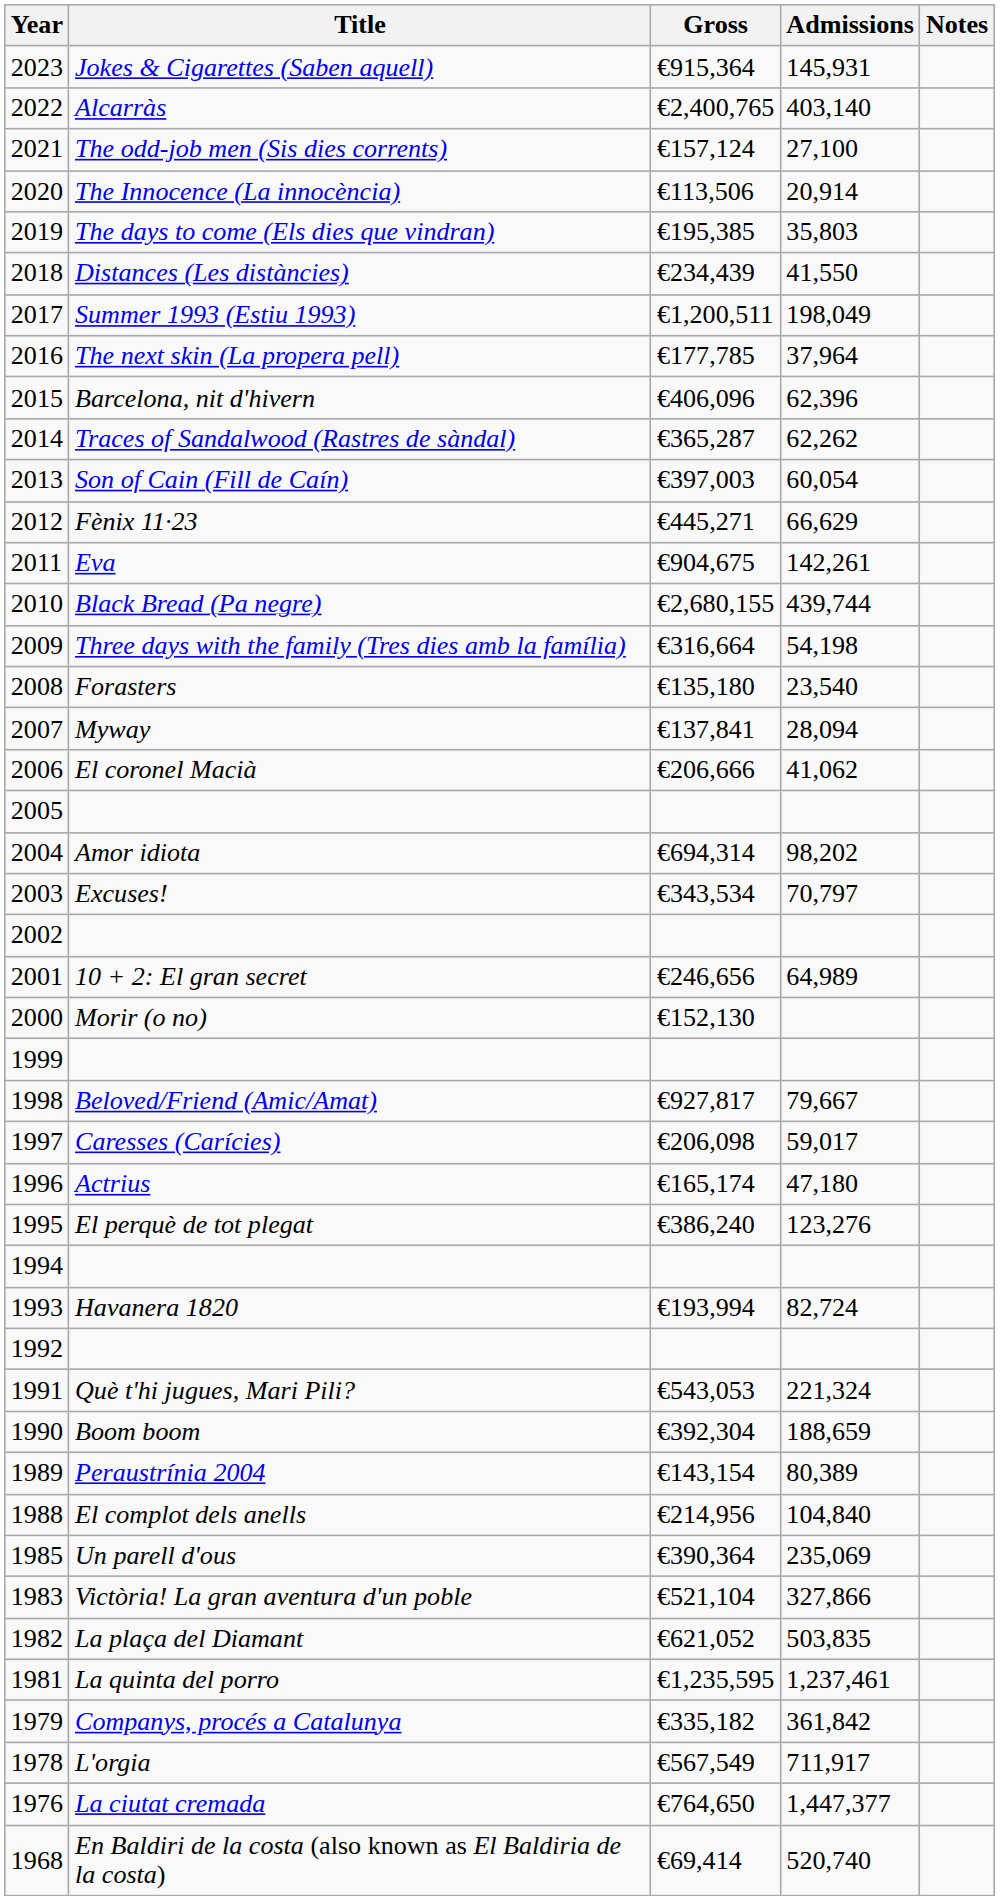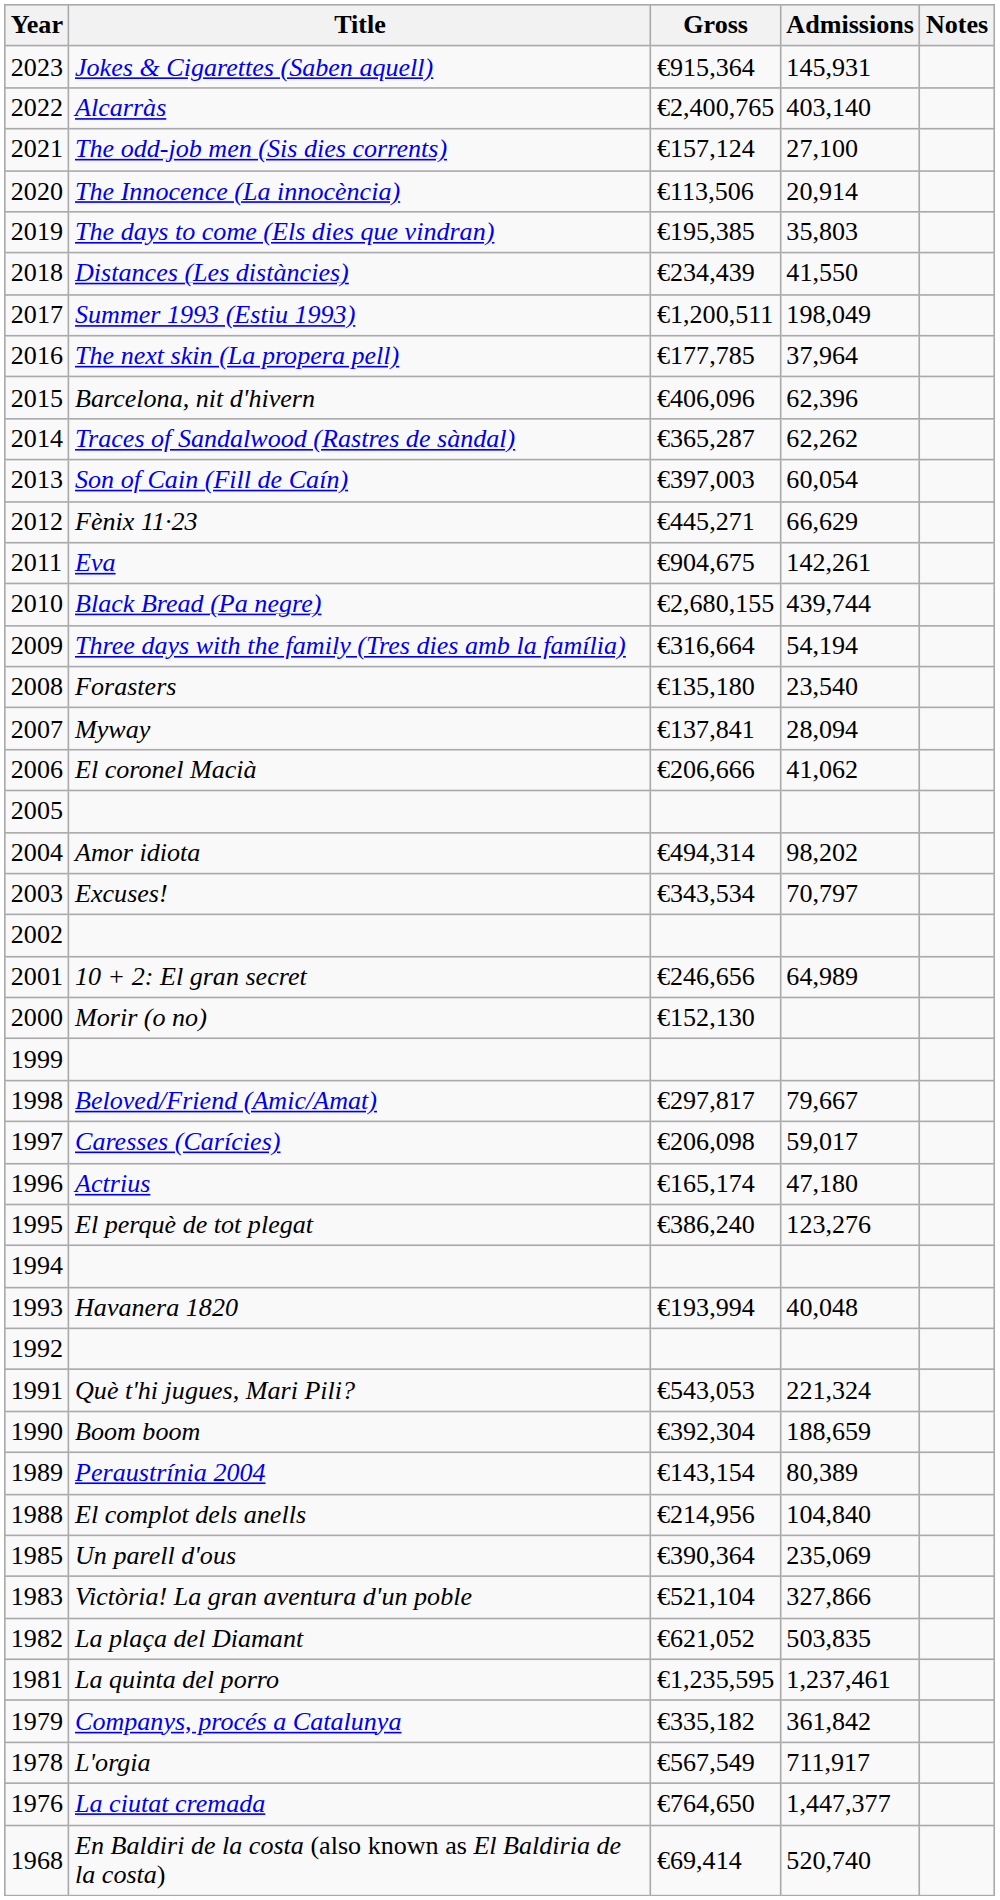(822, 645) 54,198 -> (822, 645) 54,194
(706, 852) €694,314 -> (706, 852) €494,314
(706, 1100) €927,817 -> (706, 1100) €297,817
(822, 1307) 82,724 -> (822, 1307) 40,048
